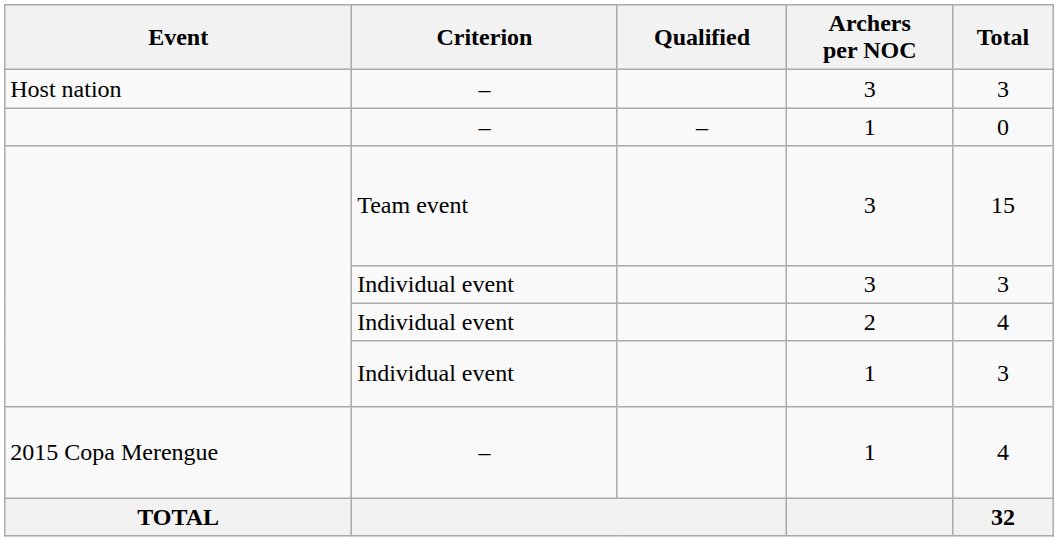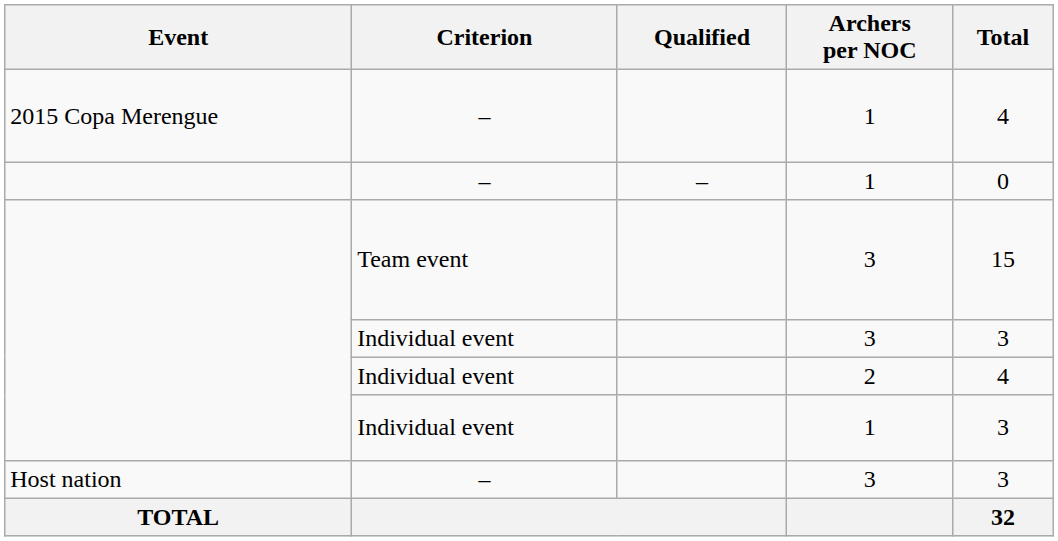rows swapped: (66, 88) <-> (114, 451)
